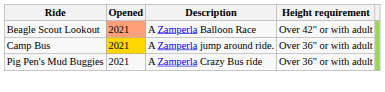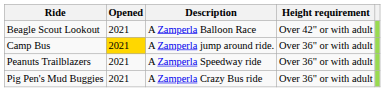(119, 29) lightsalmon background -> (119, 29) no background
+ row: (49, 62)
